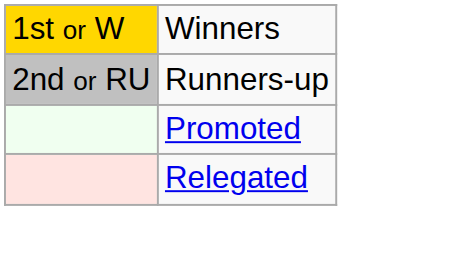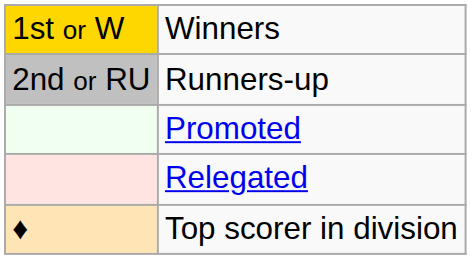+ row: (311, 228)
